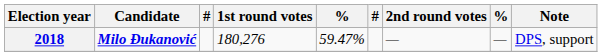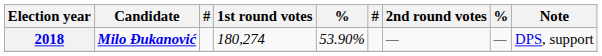(241, 39) 180,276 -> (241, 39) 180,274
(342, 39) 59.47% -> (342, 39) 53.90%
